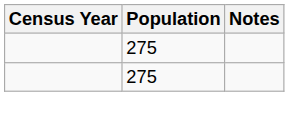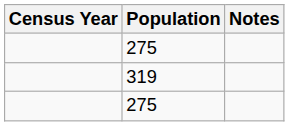+ row: (63, 77)
